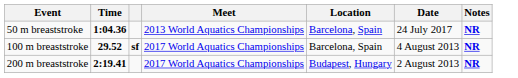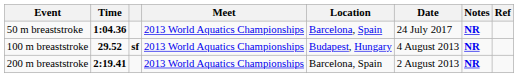+ column: (503, 13)
(224, 47) 2017 World Aquatics Championships -> (224, 47) 2013 World Aquatics Championships
(346, 47) Barcelona, Spain -> (350, 47) Budapest, Hungary
(224, 64) 2017 World Aquatics Championships -> (224, 64) 2013 World Aquatics Championships
(350, 64) Budapest, Hungary -> (346, 64) Barcelona, Spain
